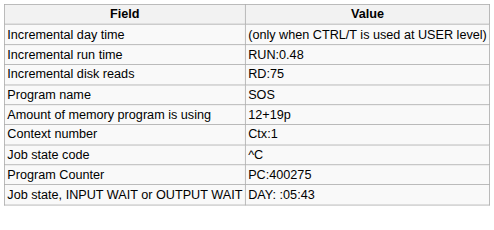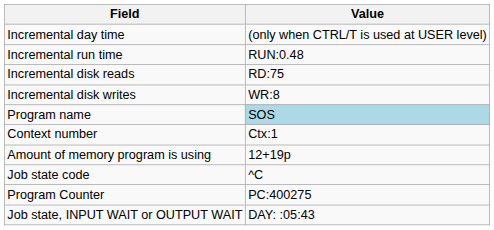+ row: (72, 94)
(262, 94) no background -> (262, 114) lightblue background
rows swapped: (109, 114) <-> (52, 134)
